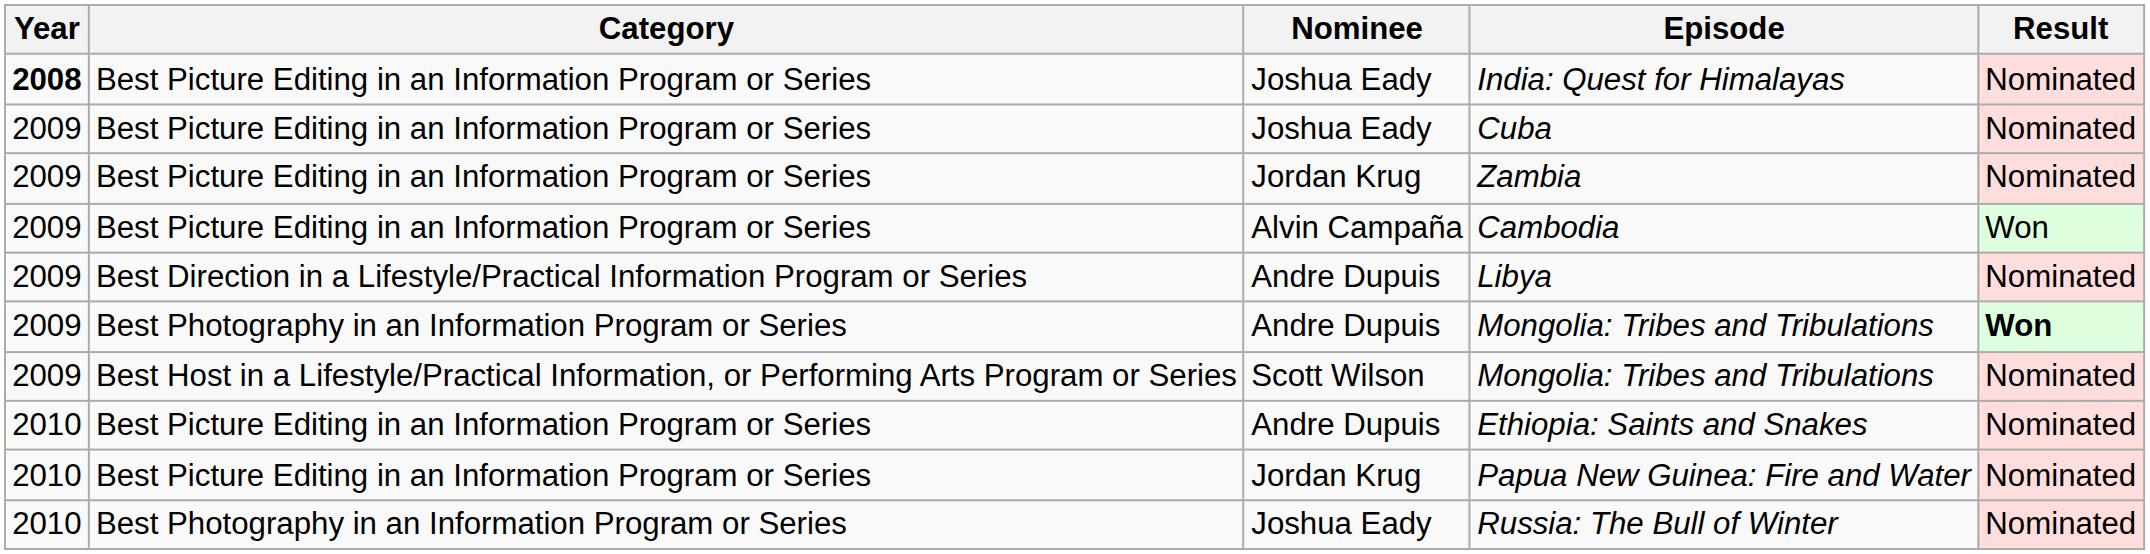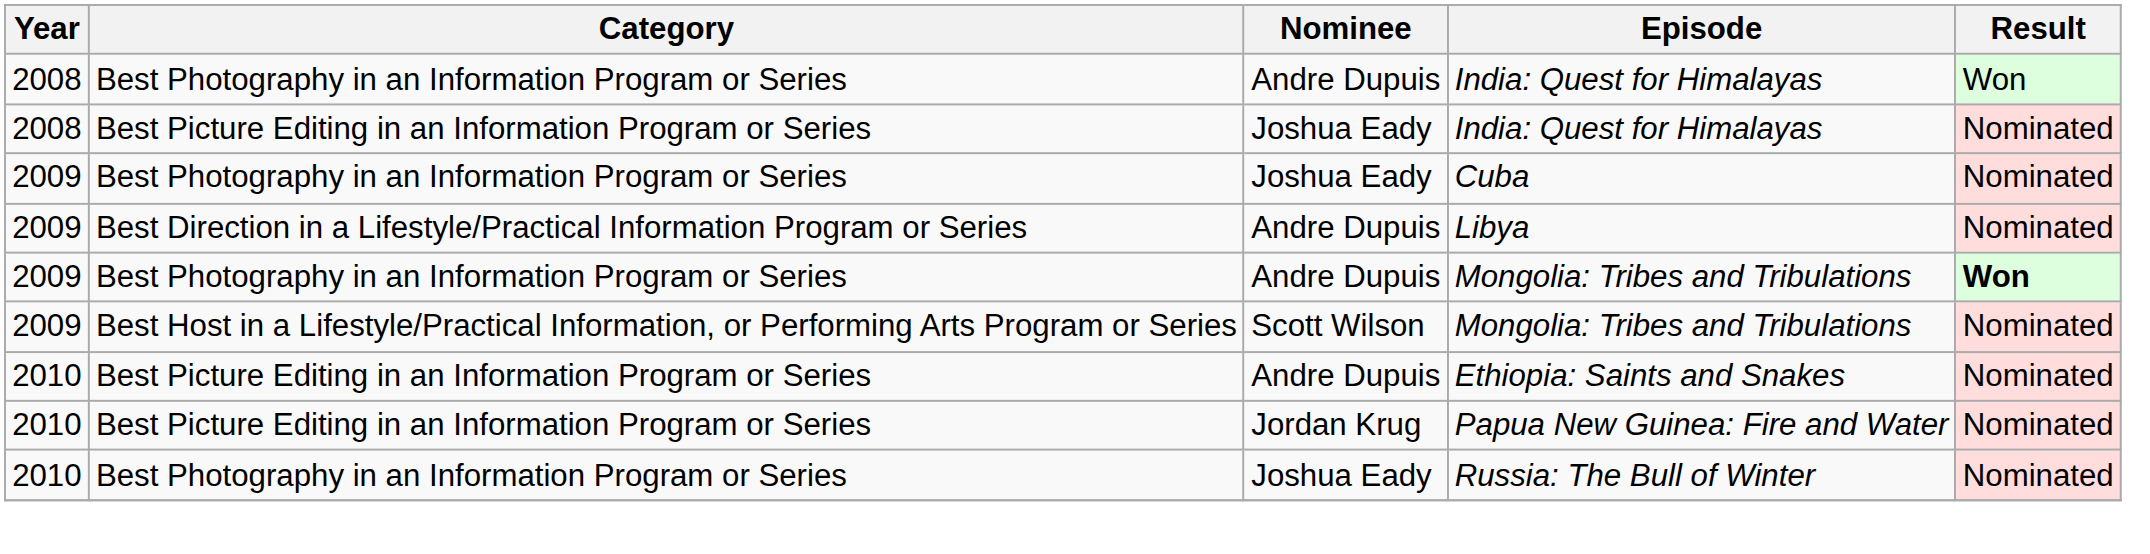+ row: (1346, 78)
(47, 78) bold -> (47, 128) normal
(484, 128) Best Picture Editing in an Information Program or Series -> (471, 177) Best Photography in an Information Program or Series
- row: (1336, 177)
- row: (1357, 227)
